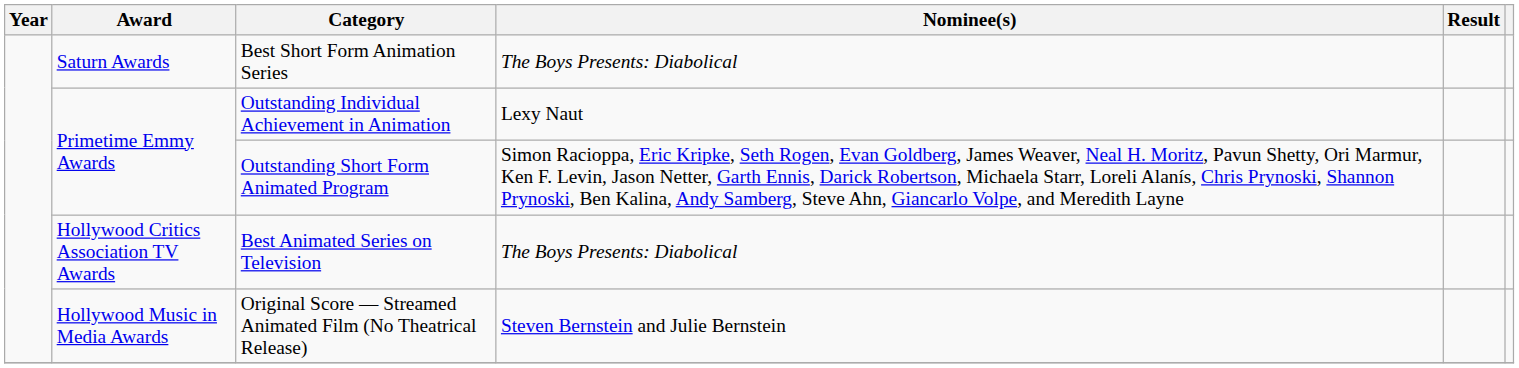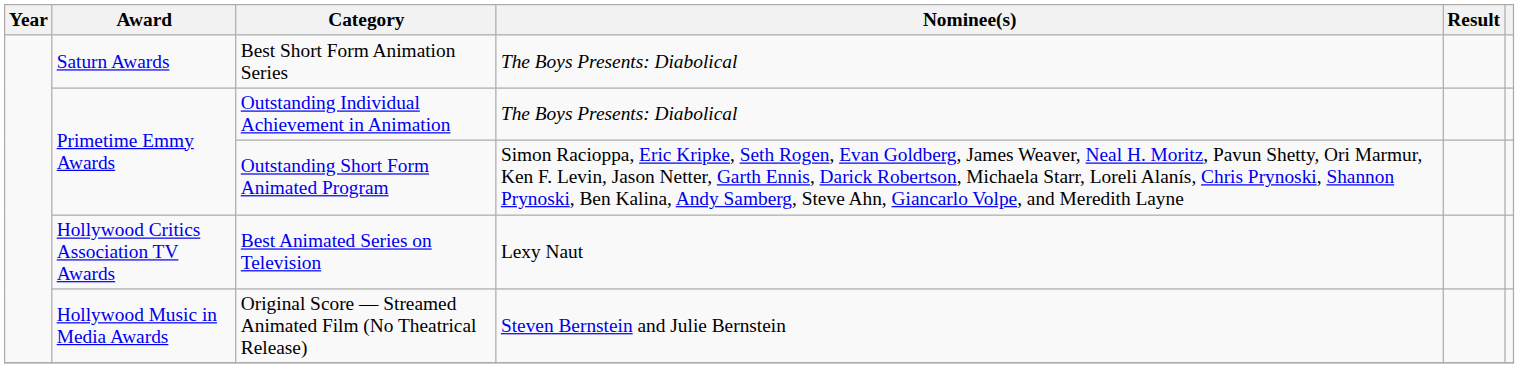(542, 113) Lexy Naut -> (619, 113) The Boys Presents: Diabolical
(619, 251) The Boys Presents: Diabolical -> (542, 251) Lexy Naut
